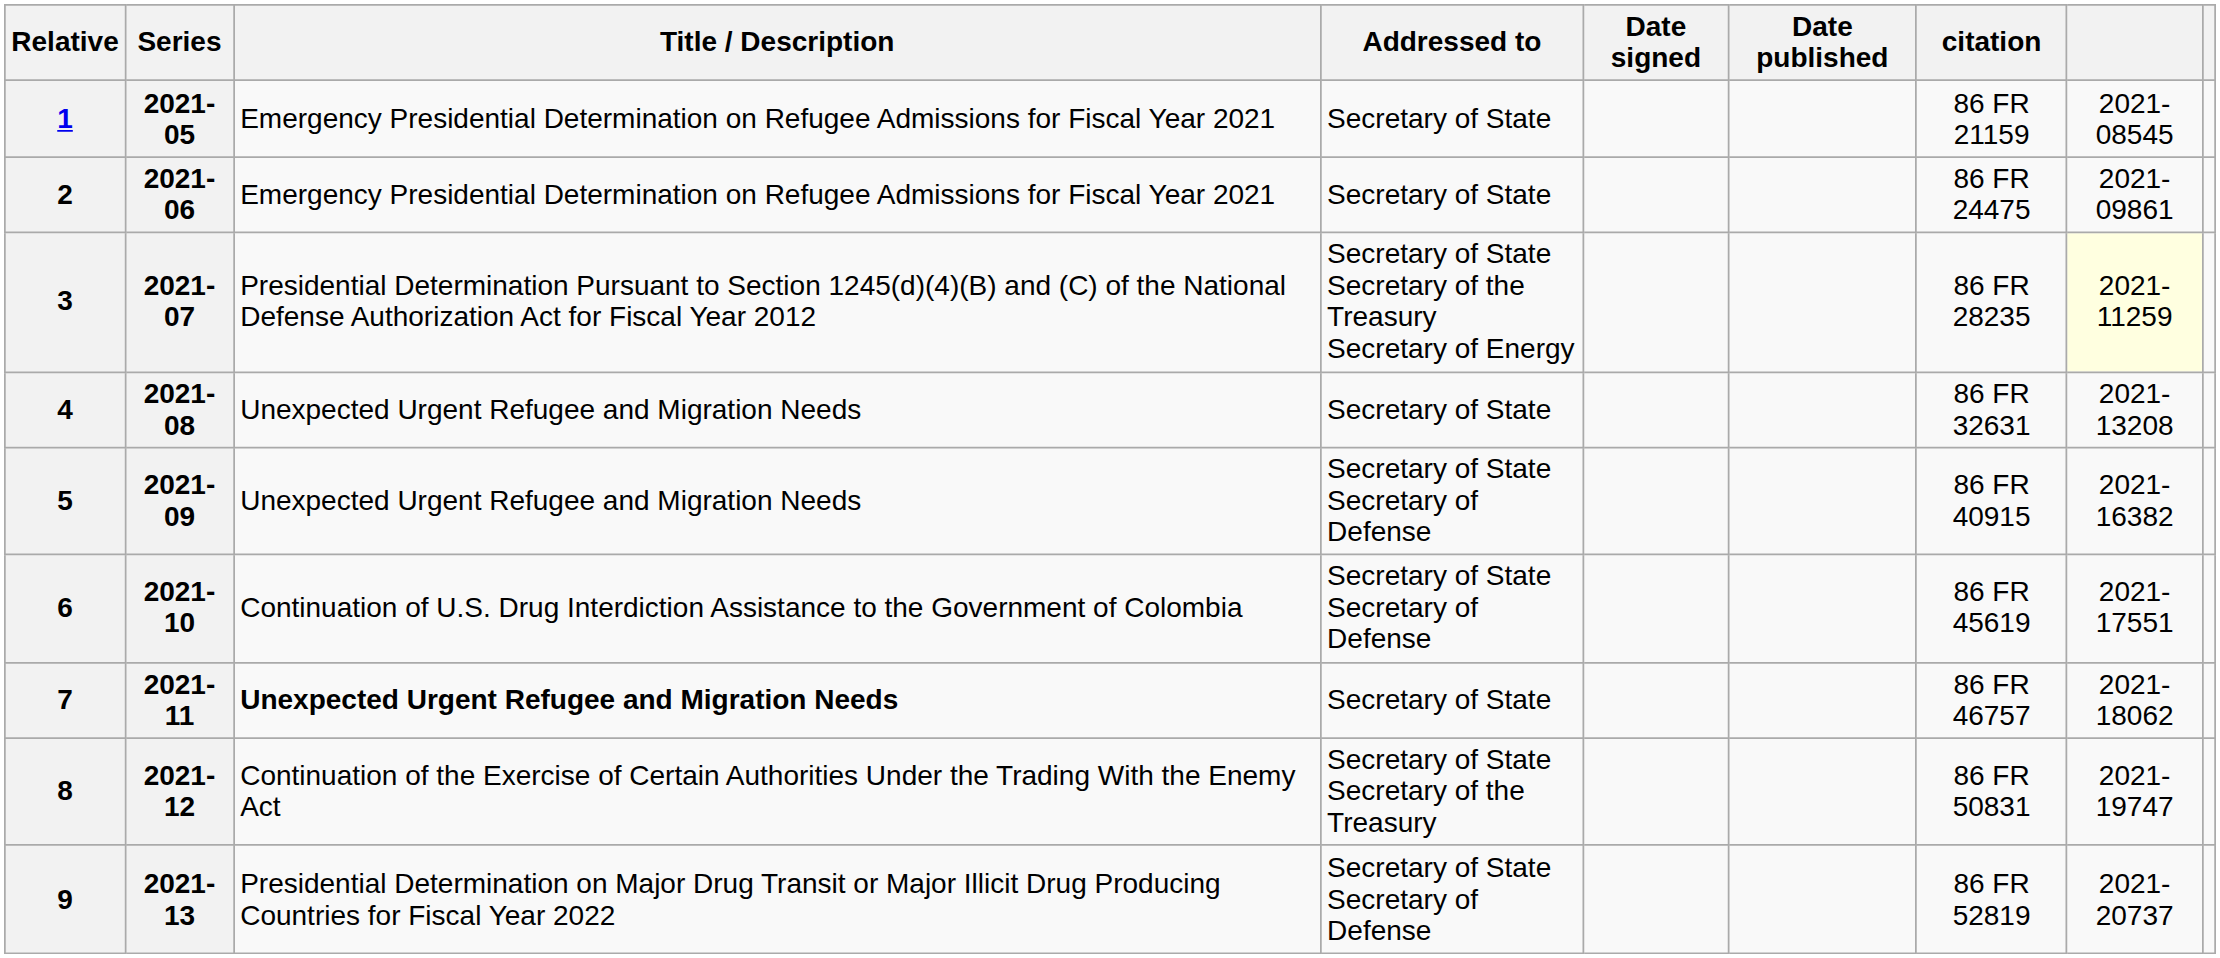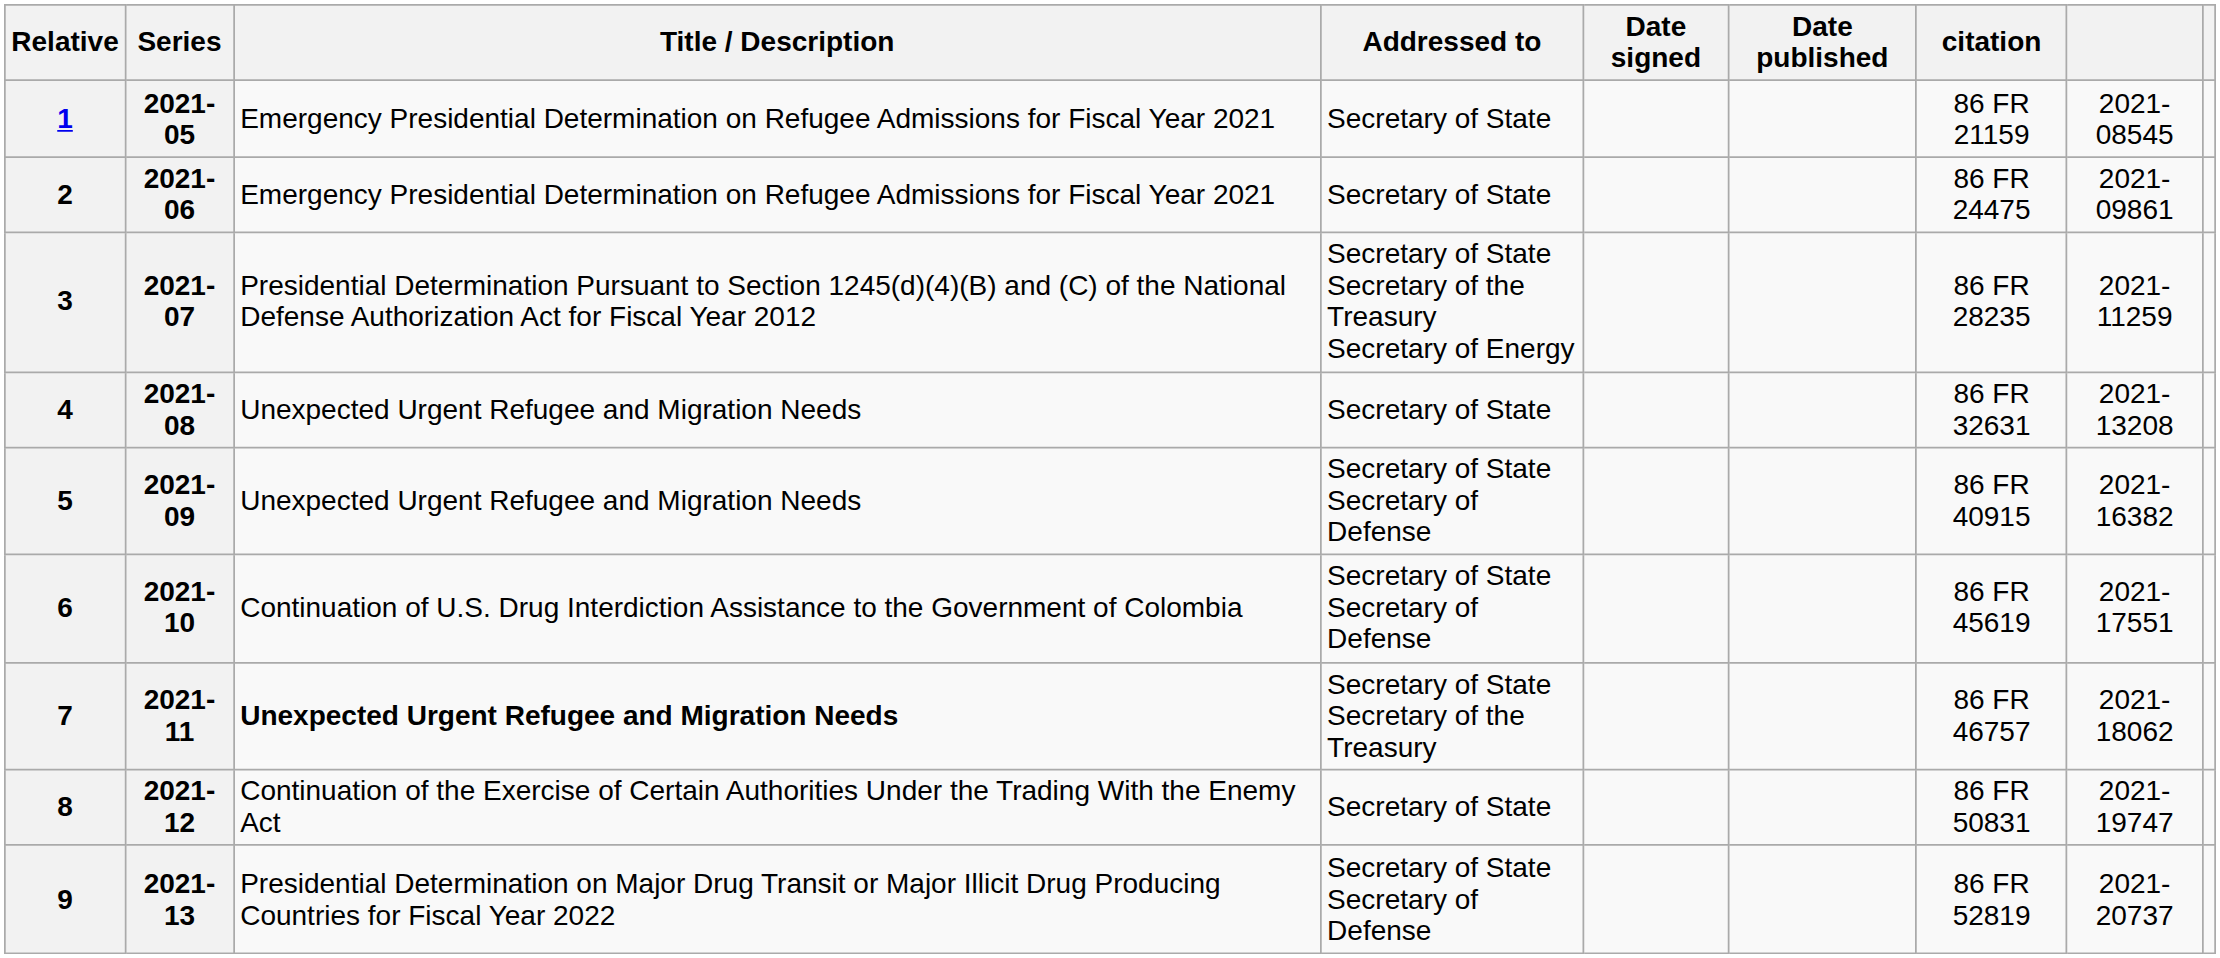(2135, 301) lightyellow background -> (2135, 301) no background
(1439, 699) Secretary of State -> (1439, 715) Secretary of State Secretary of the Treasury
(1439, 791) Secretary of State Secretary of the Treasury -> (1439, 807) Secretary of State
